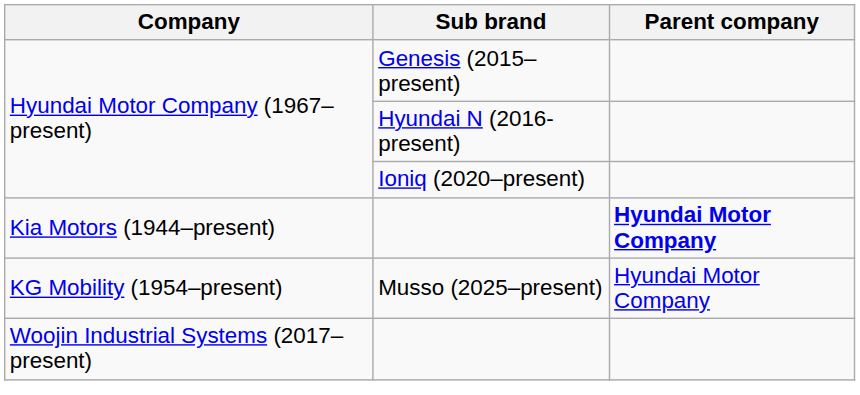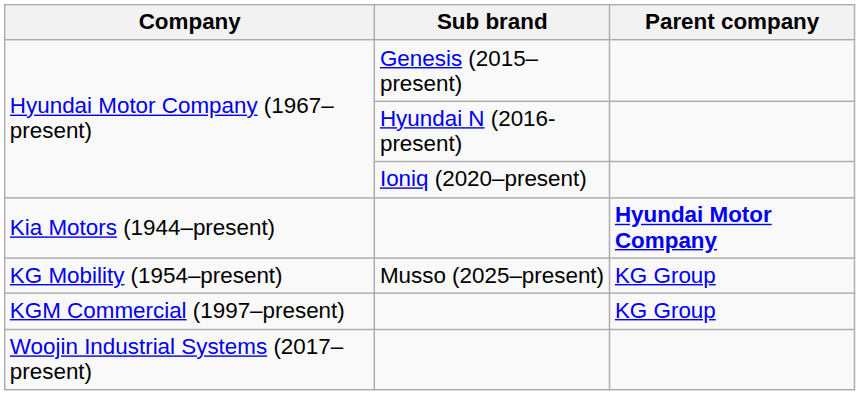(687, 288) Hyundai Motor Company -> (665, 275) KG Group
+ row: (177, 311)
